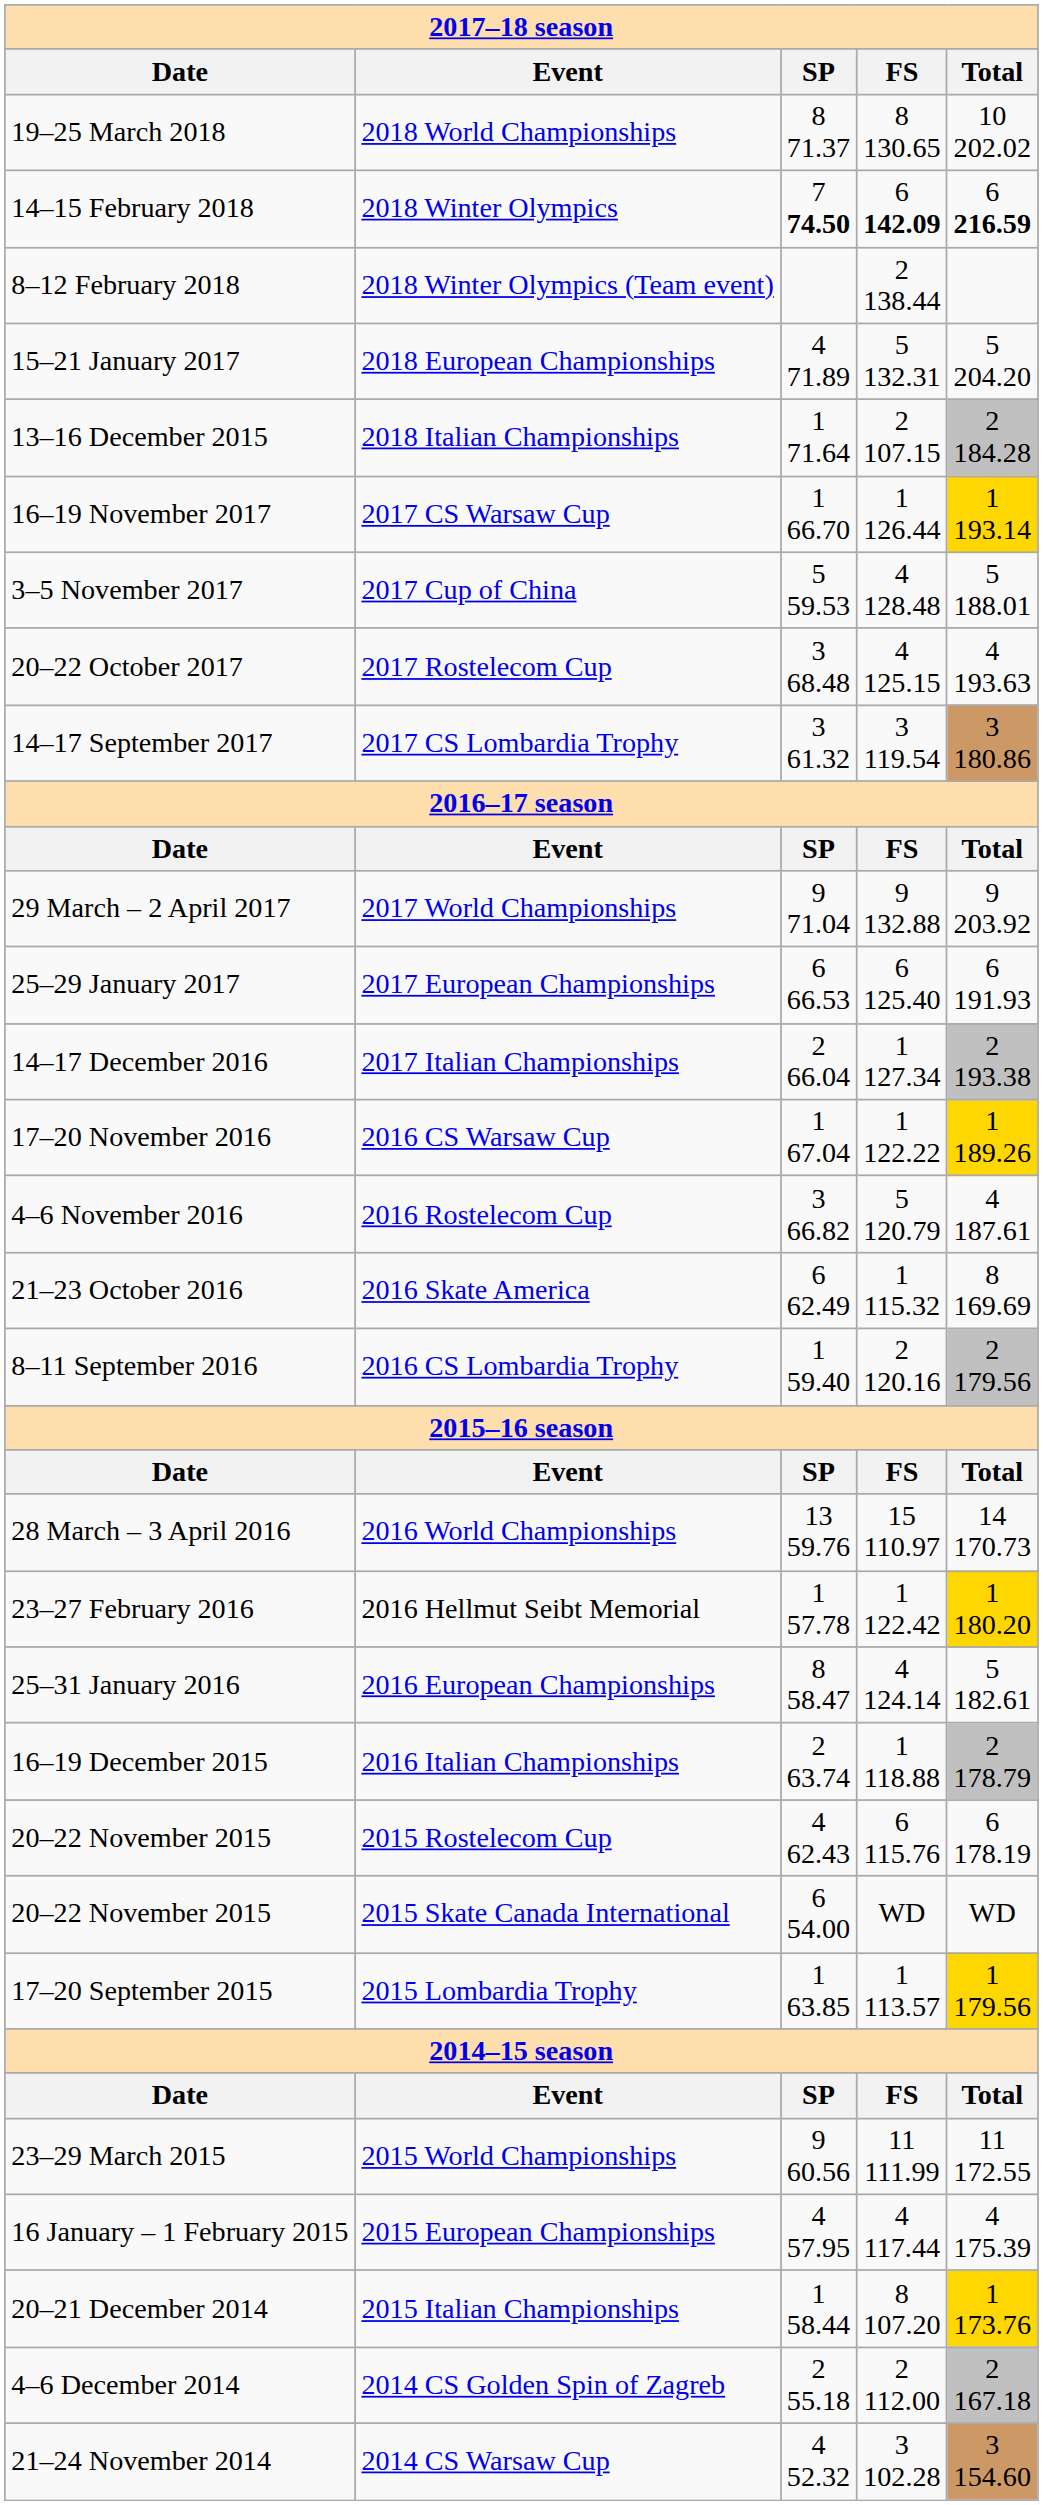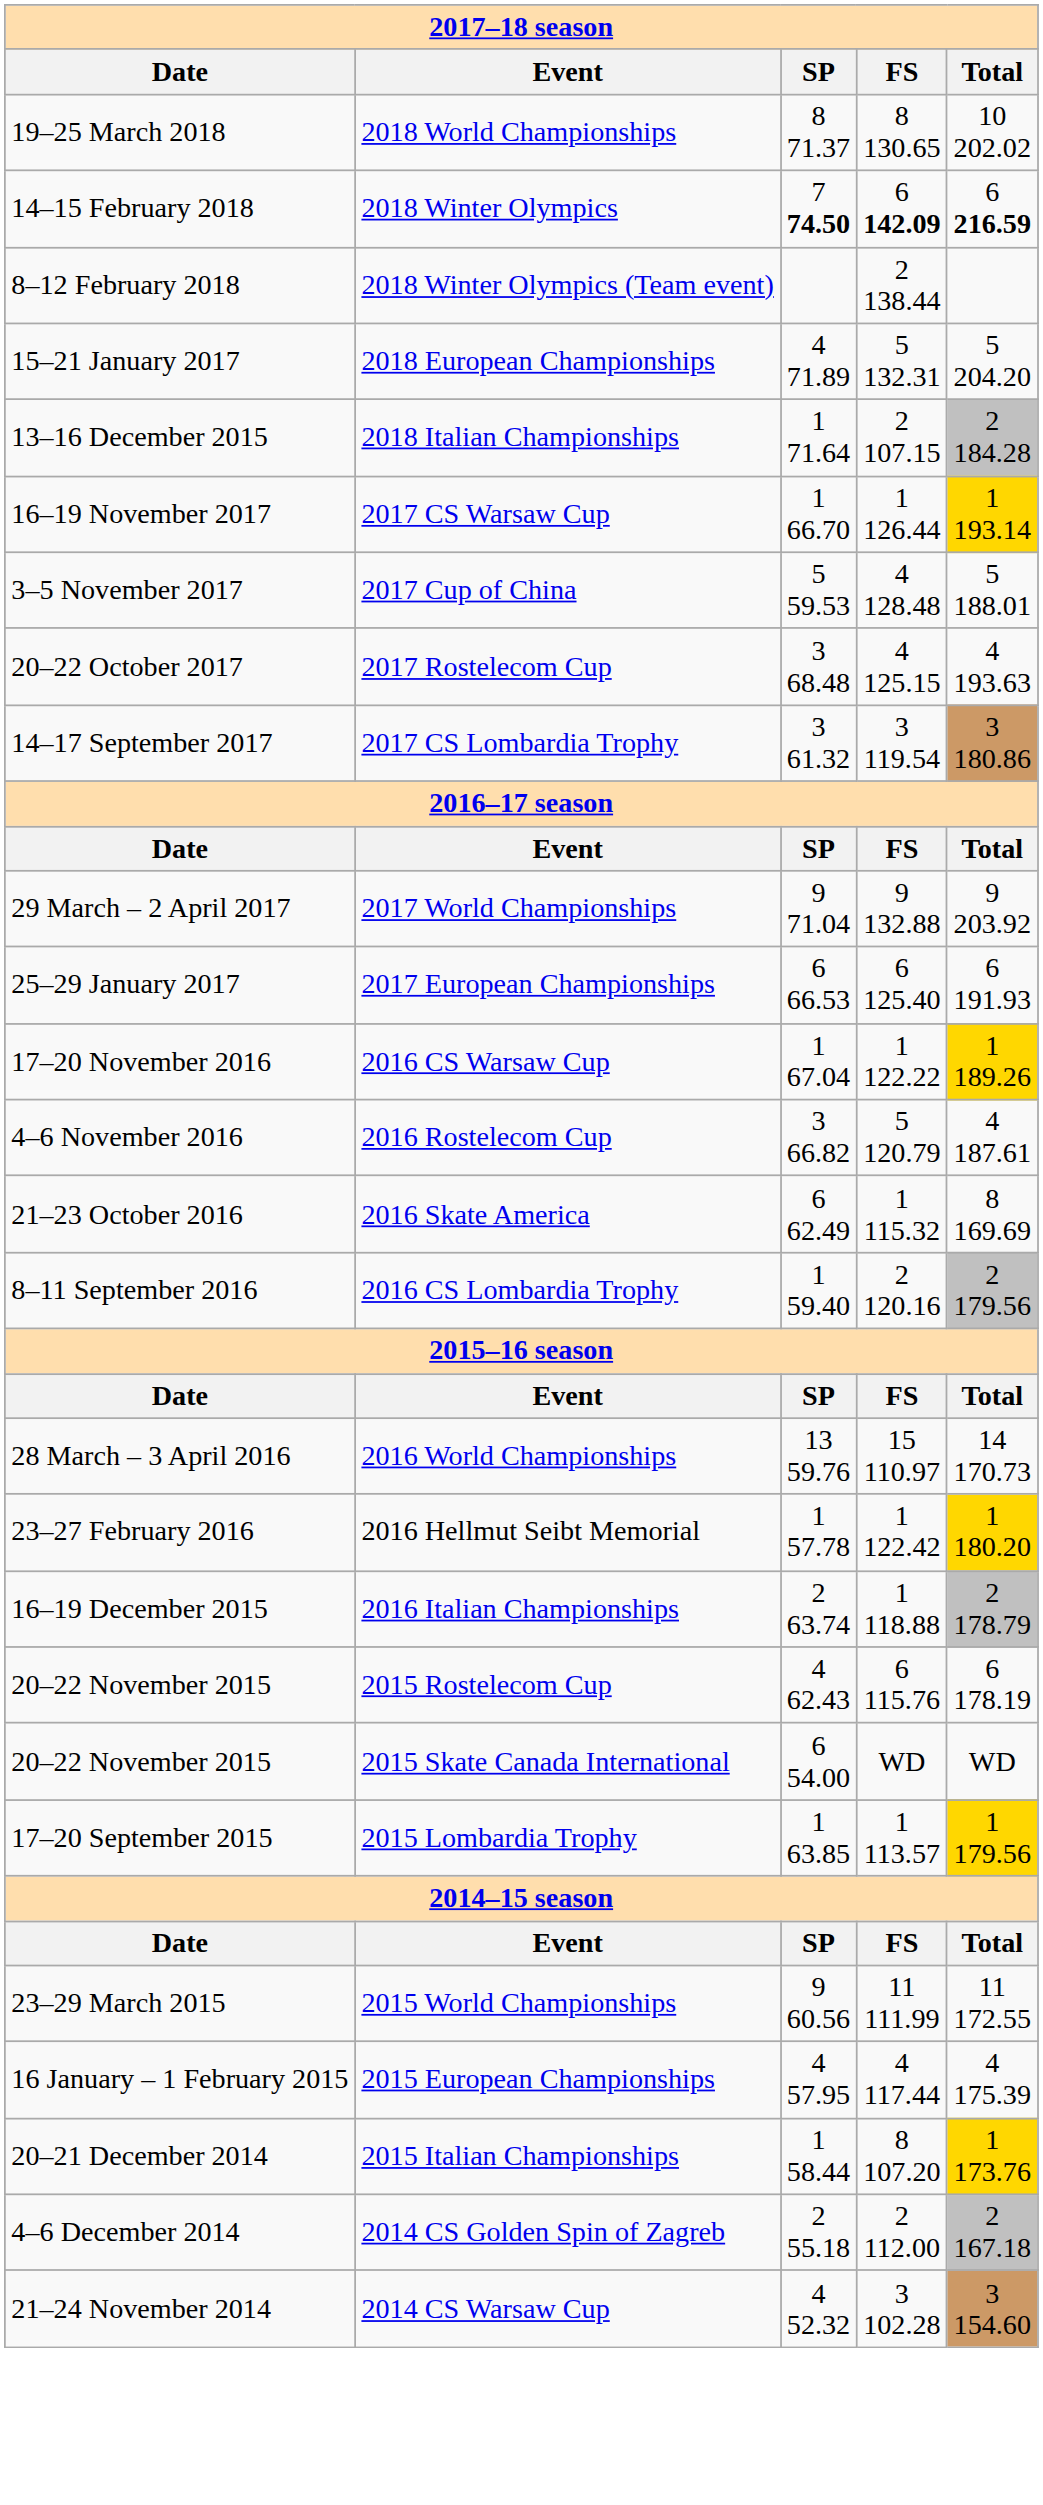- row: (520, 1061)
- row: (538, 1684)
